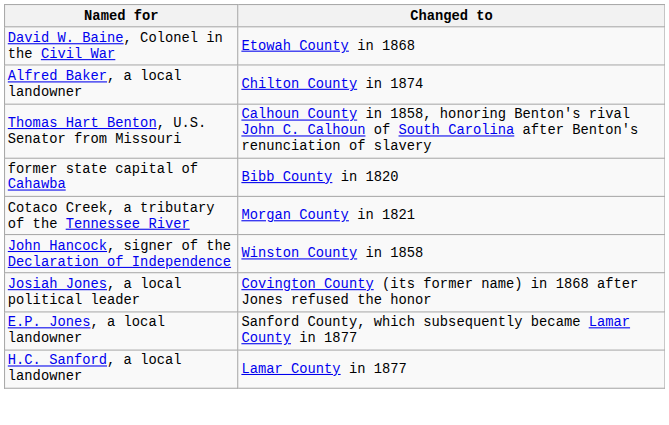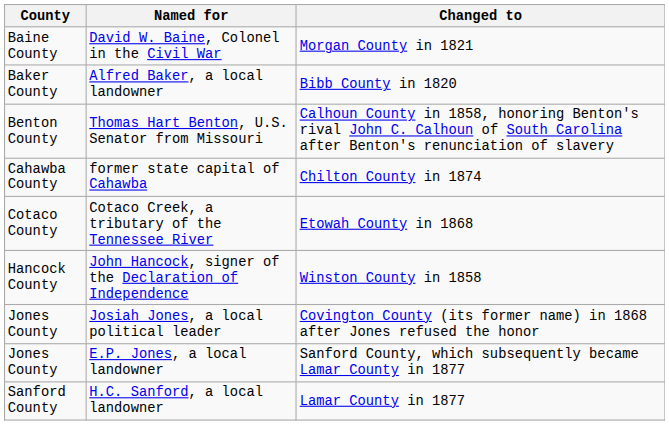+ column: (45, 16)
(328, 46) Etowah County in 1868 -> (387, 46) Morgan County in 1821
(332, 85) Chilton County in 1874 -> (378, 85) Bibb County in 1820
(320, 177) Bibb County in 1820 -> (391, 177) Chilton County in 1874
(328, 216) Morgan County in 1821 -> (387, 223) Etowah County in 1868
